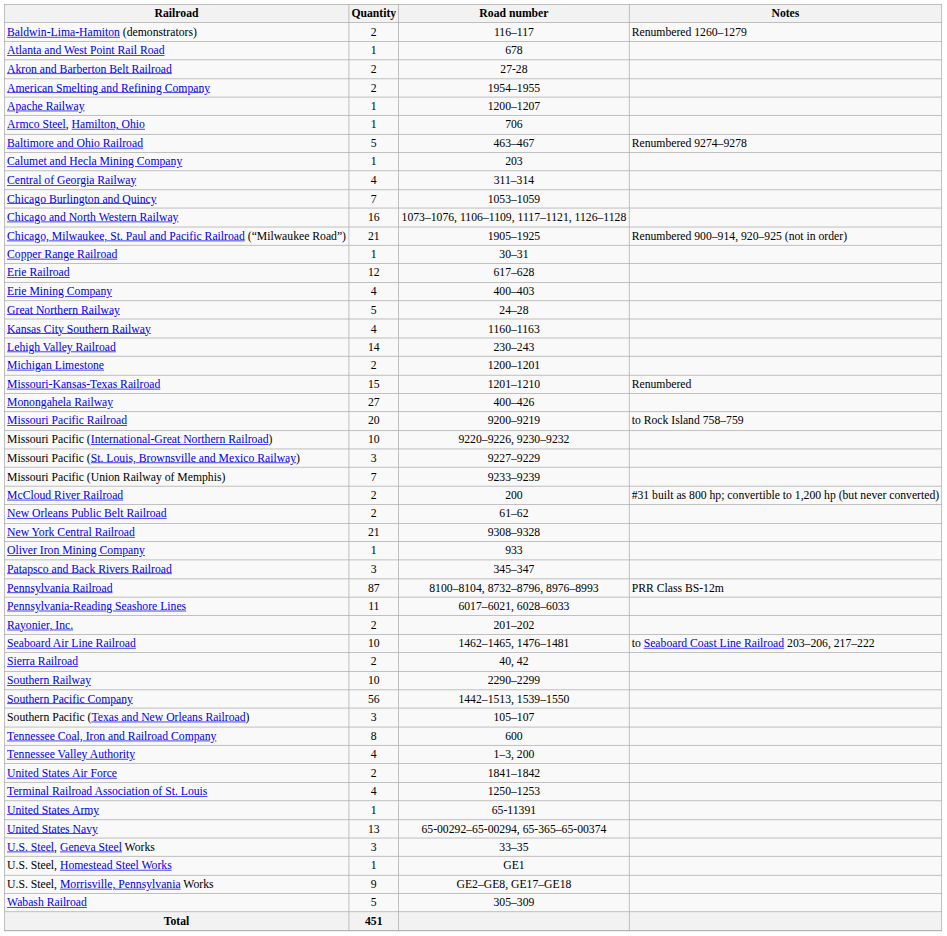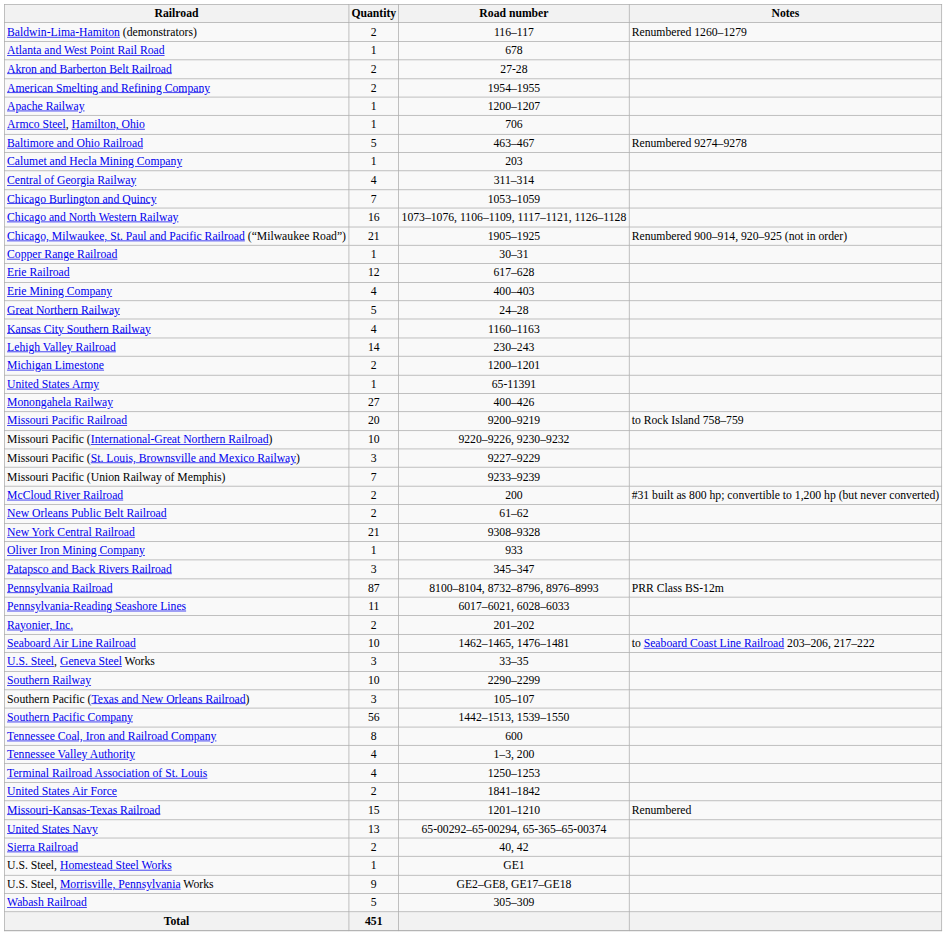rows swapped: (84, 384) <-> (53, 810)
rows swapped: (43, 662) <-> (81, 847)
rows swapped: (70, 699) <-> (128, 717)
rows swapped: (107, 791) <-> (62, 773)
